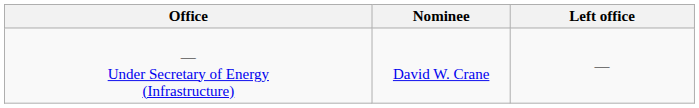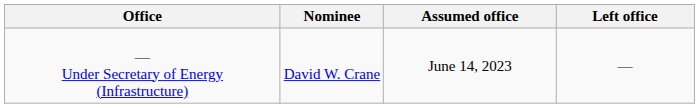+ column: (470, 16)
